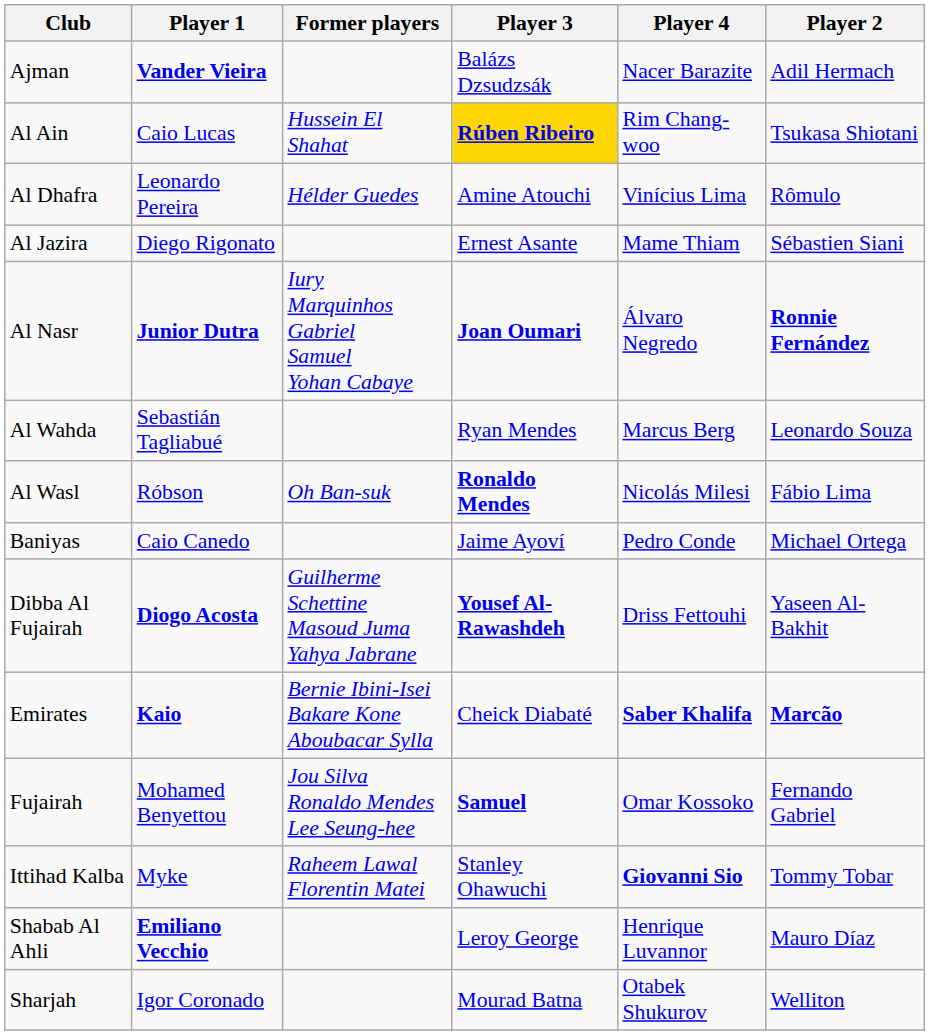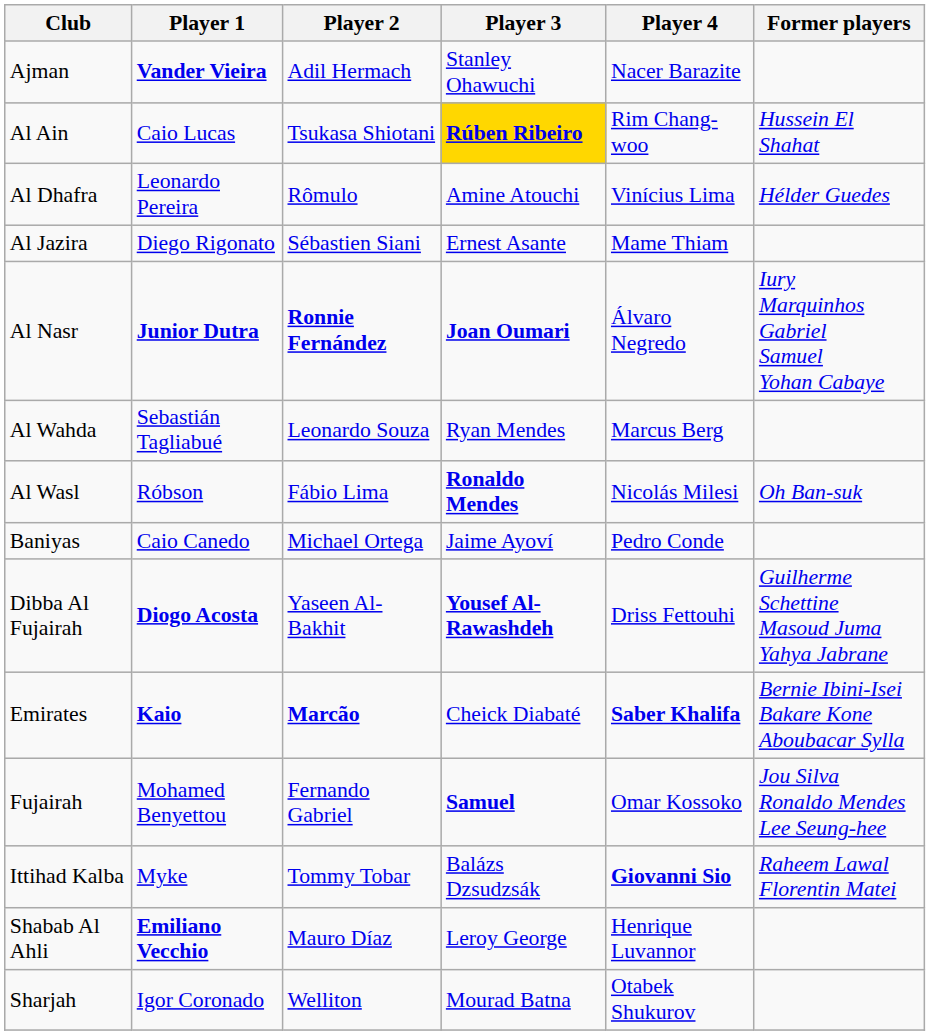columns swapped: (845, 22) <-> (367, 22)
(504, 71) Balázs Dzsudzsák -> (491, 71) Stanley Ohawuchi
(502, 876) Stanley Ohawuchi -> (493, 876) Balázs Dzsudzsák
